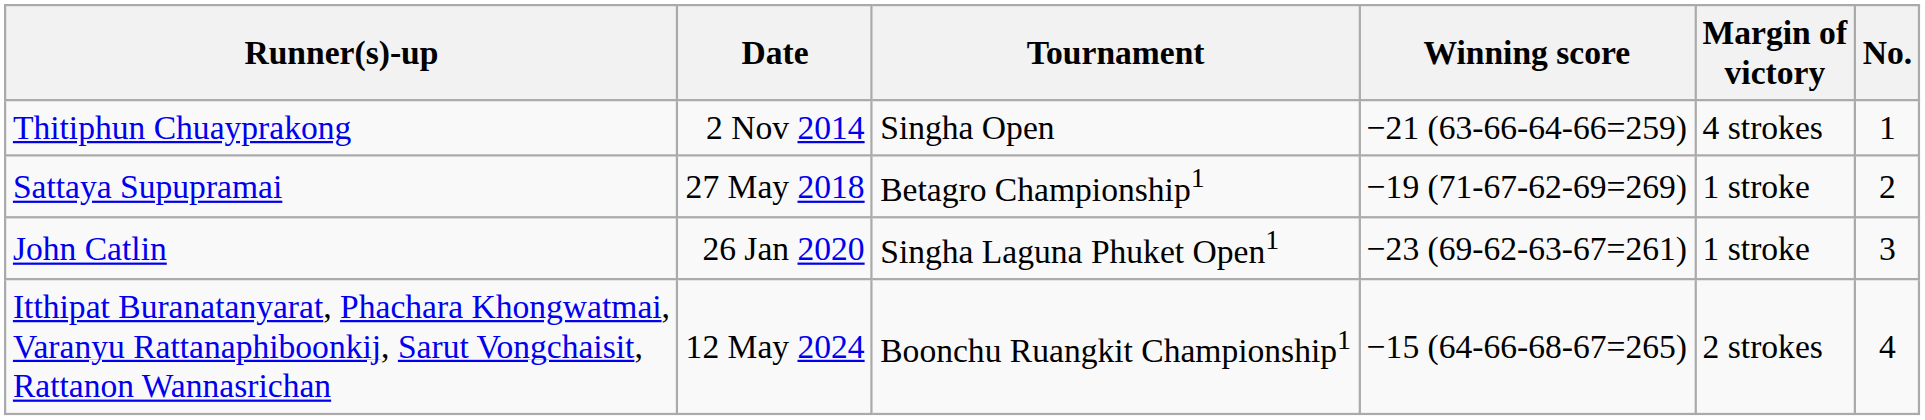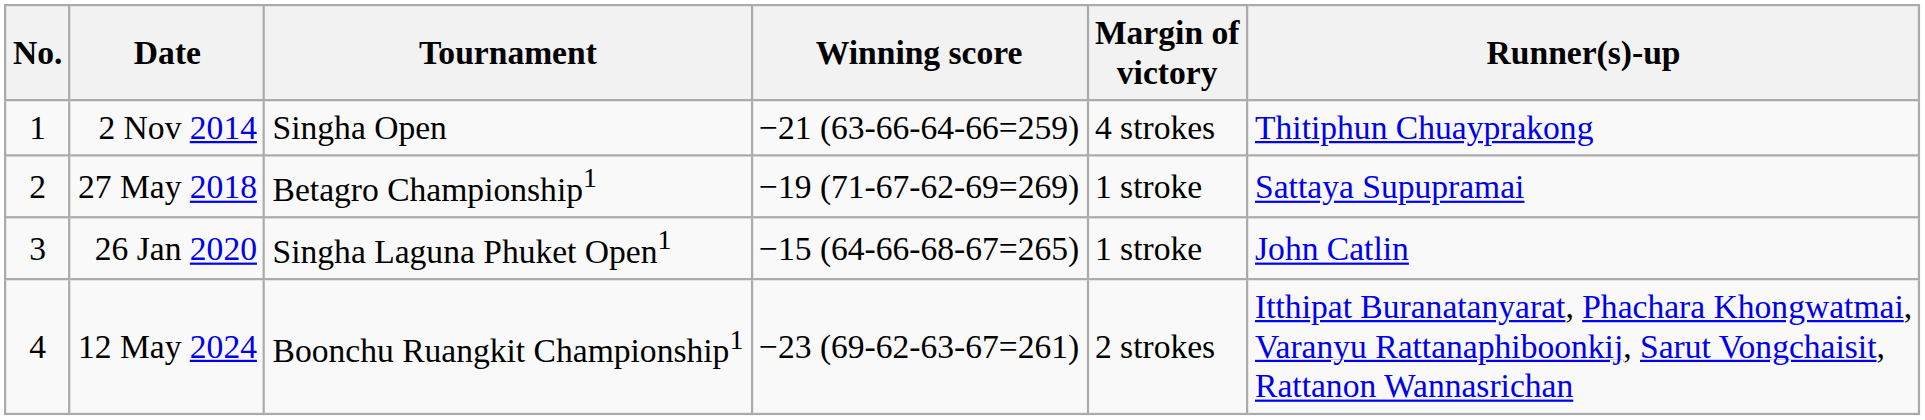columns swapped: (1887, 52) <-> (341, 52)
(1527, 248) −23 (69-62-63-67=261) -> (919, 248) −15 (64-66-68-67=265)
(1527, 347) −15 (64-66-68-67=265) -> (919, 347) −23 (69-62-63-67=261)
